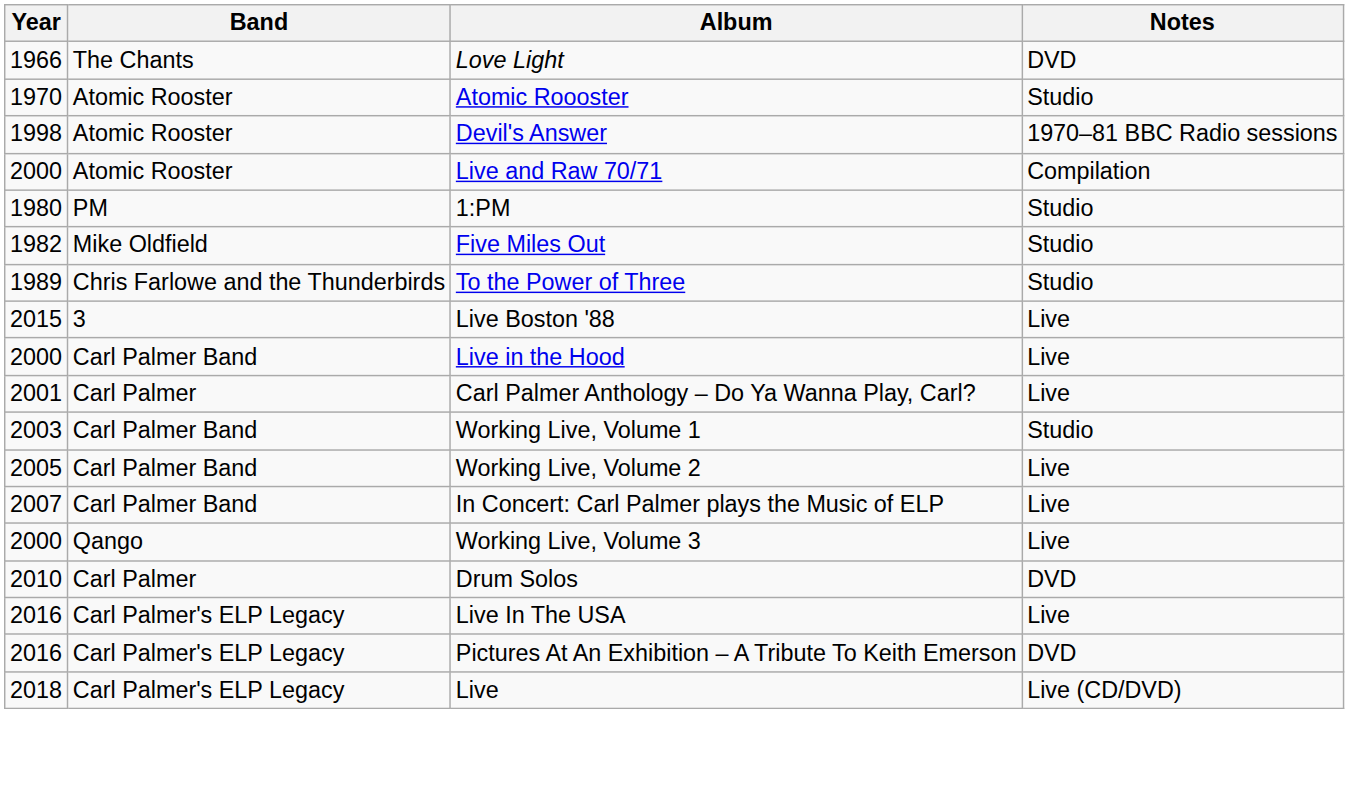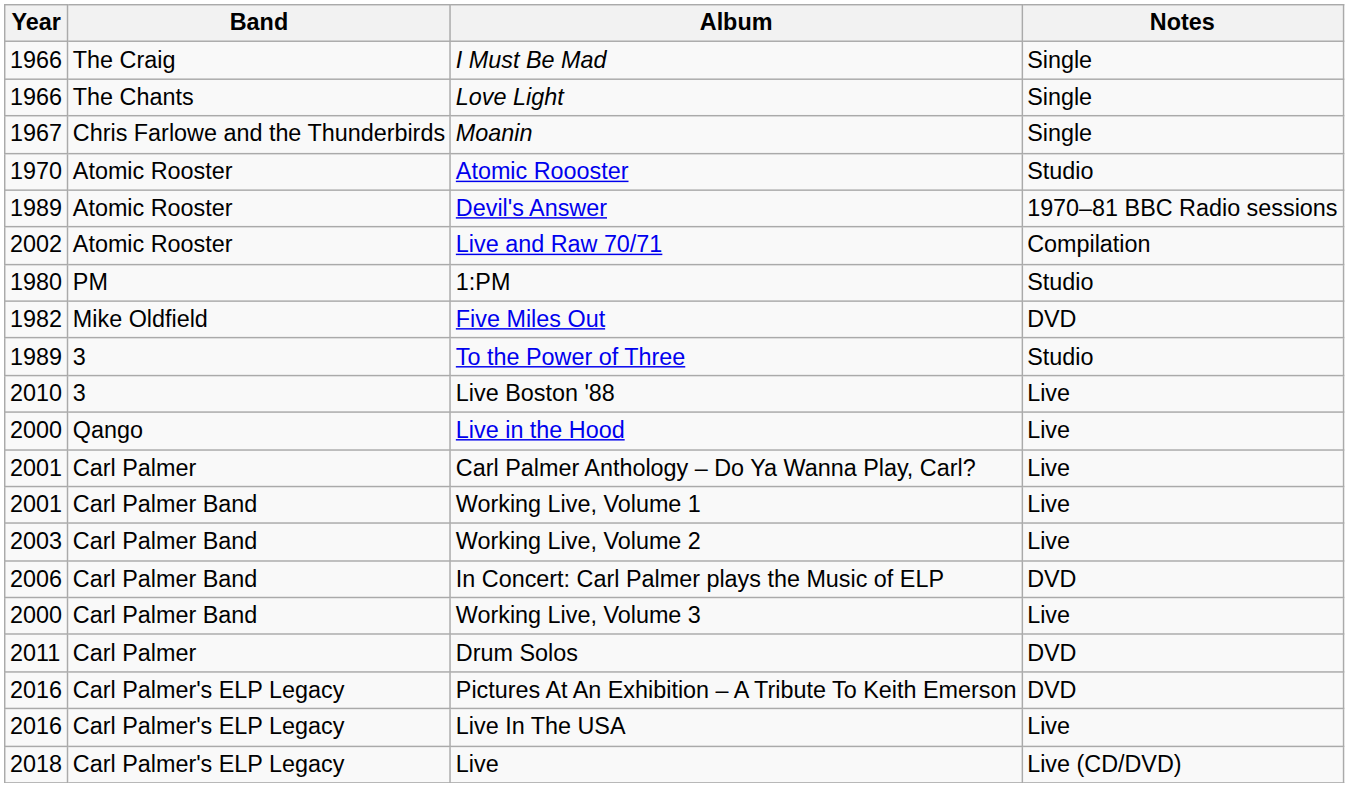+ row: (531, 60)
(1052, 60) DVD -> (1060, 97) Single
+ row: (494, 134)
(36, 134) 1998 -> (36, 208) 1989
(36, 171) 2000 -> (36, 245) 2002
(1060, 245) Studio -> (1052, 319) DVD
(259, 282) Chris Farlowe and the Thunderbirds -> (79, 356) 3
(36, 319) 2015 -> (36, 393) 2010
(165, 356) Carl Palmer Band -> (108, 430) Qango
(36, 430) 2003 -> (36, 504) 2001
(1060, 430) Studio -> (1049, 504) Live
(36, 467) 2005 -> (36, 541) 2003
(36, 504) 2007 -> (36, 578) 2006
(1049, 504) Live -> (1052, 578) DVD
(108, 541) Qango -> (165, 615) Carl Palmer Band
(36, 578) 2010 -> (35, 652) 2011
rows swapped: (541, 615) <-> (736, 652)
